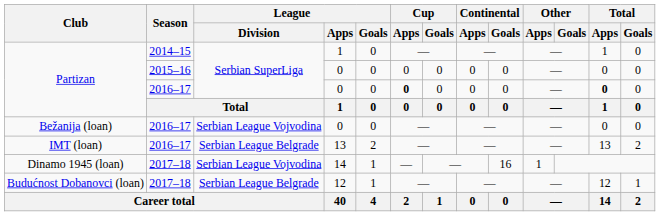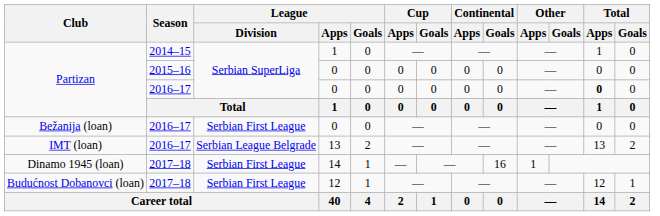(406, 88) bold -> (401, 88) normal
(259, 126) Serbian League Vojvodina -> (256, 126) Serbian First League
(259, 164) Serbian League Vojvodina -> (256, 164) Serbian First League
(259, 182) Serbian League Belgrade -> (256, 182) Serbian First League
